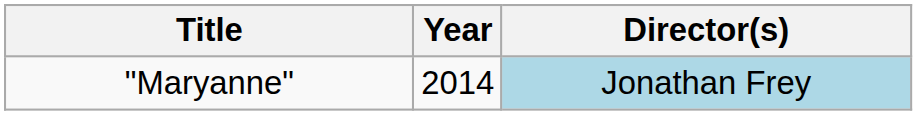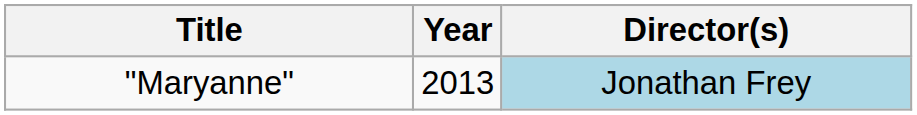(458, 82) 2014 -> (458, 82) 2013
